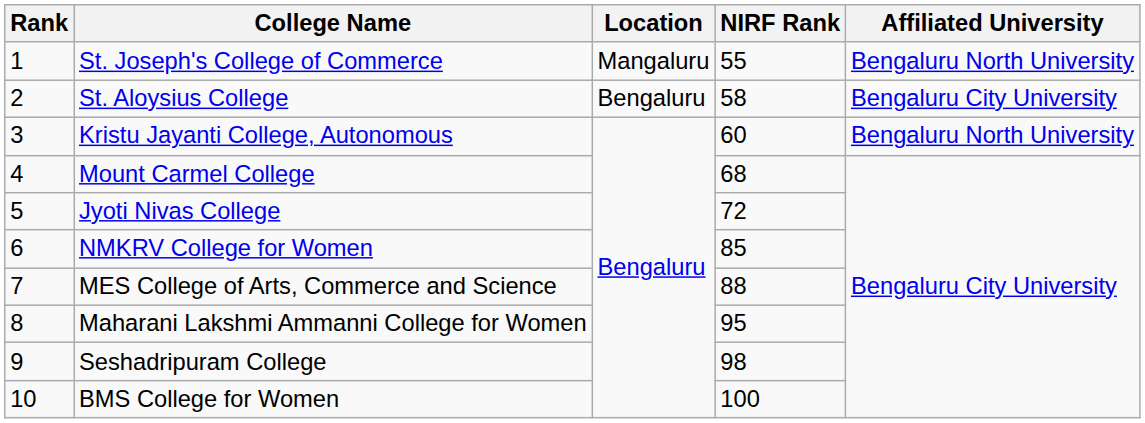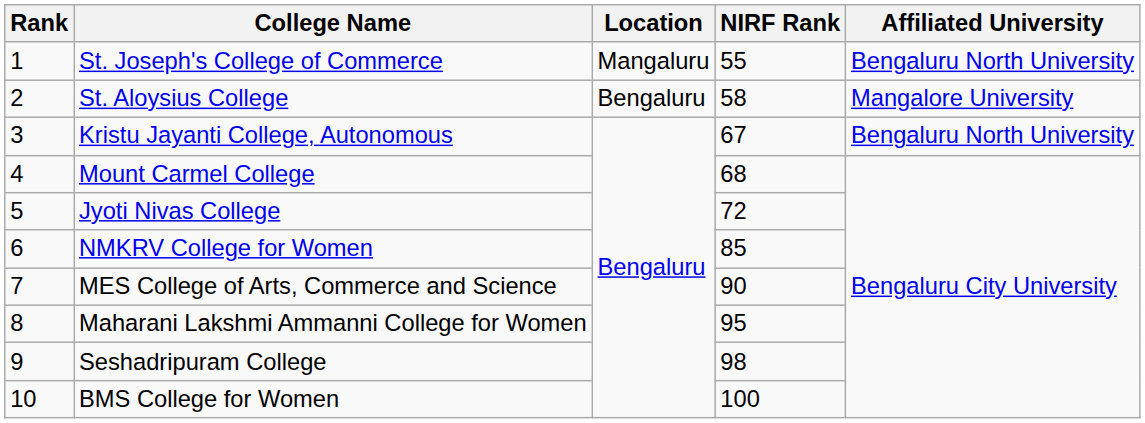(984, 98) Bengaluru City University -> (962, 98) Mangalore University
(734, 135) 60 -> (734, 135) 67
(734, 286) 88 -> (734, 286) 90
